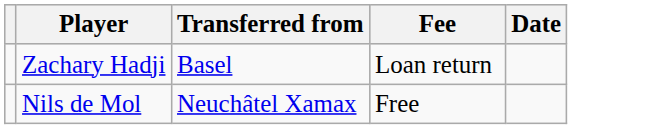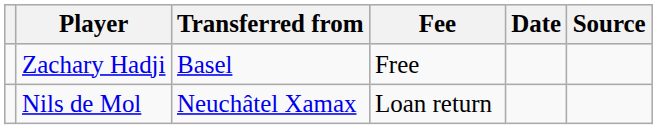+ column: (609, 24)
(434, 63) Loan return -> (397, 63) Free
(397, 103) Free -> (434, 103) Loan return
